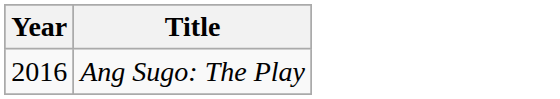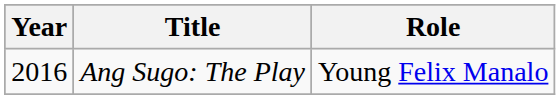+ column: (433, 26)
